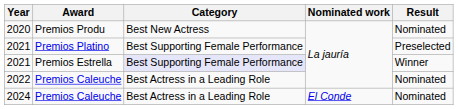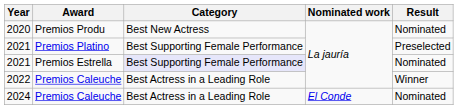(412, 63) Winner -> (420, 63) Nominated
(420, 79) Nominated -> (412, 79) Winner
